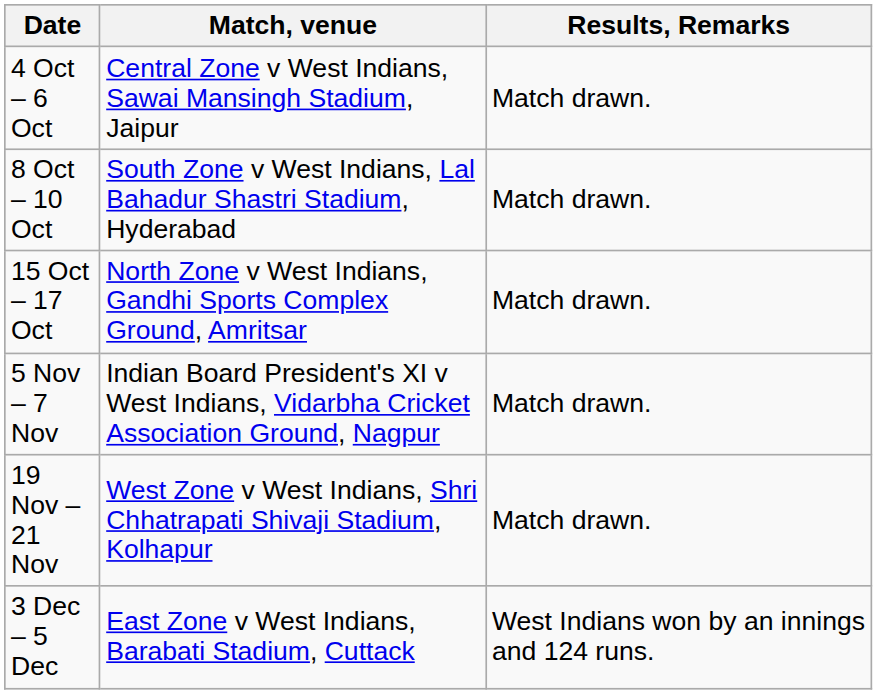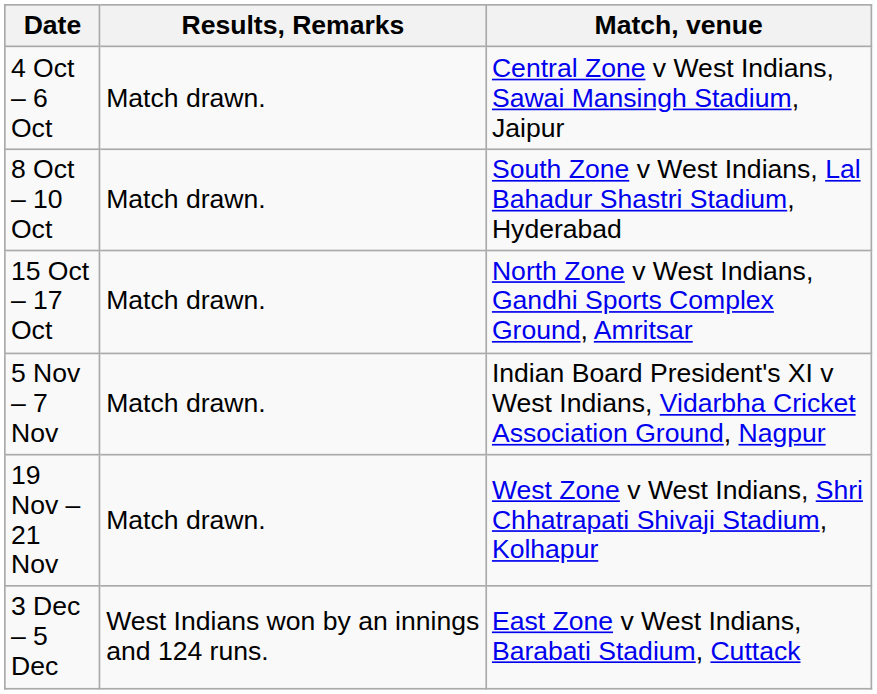columns swapped: (293, 25) <-> (679, 25)
